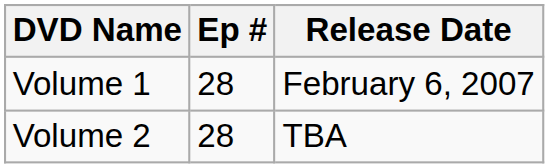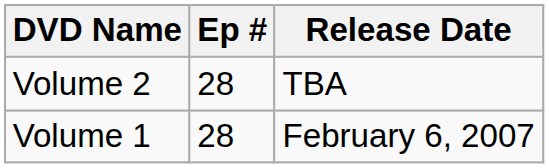rows swapped: (82, 83) <-> (82, 135)
